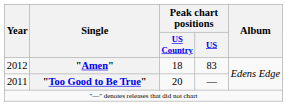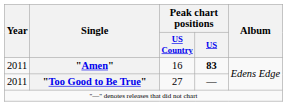(17, 65) 2012 -> (17, 65) 2011
(177, 65) 18 -> (177, 65) 16
(212, 65) normal -> (212, 65) bold
(177, 82) 20 -> (177, 82) 27
